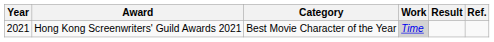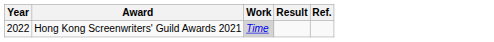- column: (321, 12)
(18, 28) 2021 -> (18, 28) 2022
